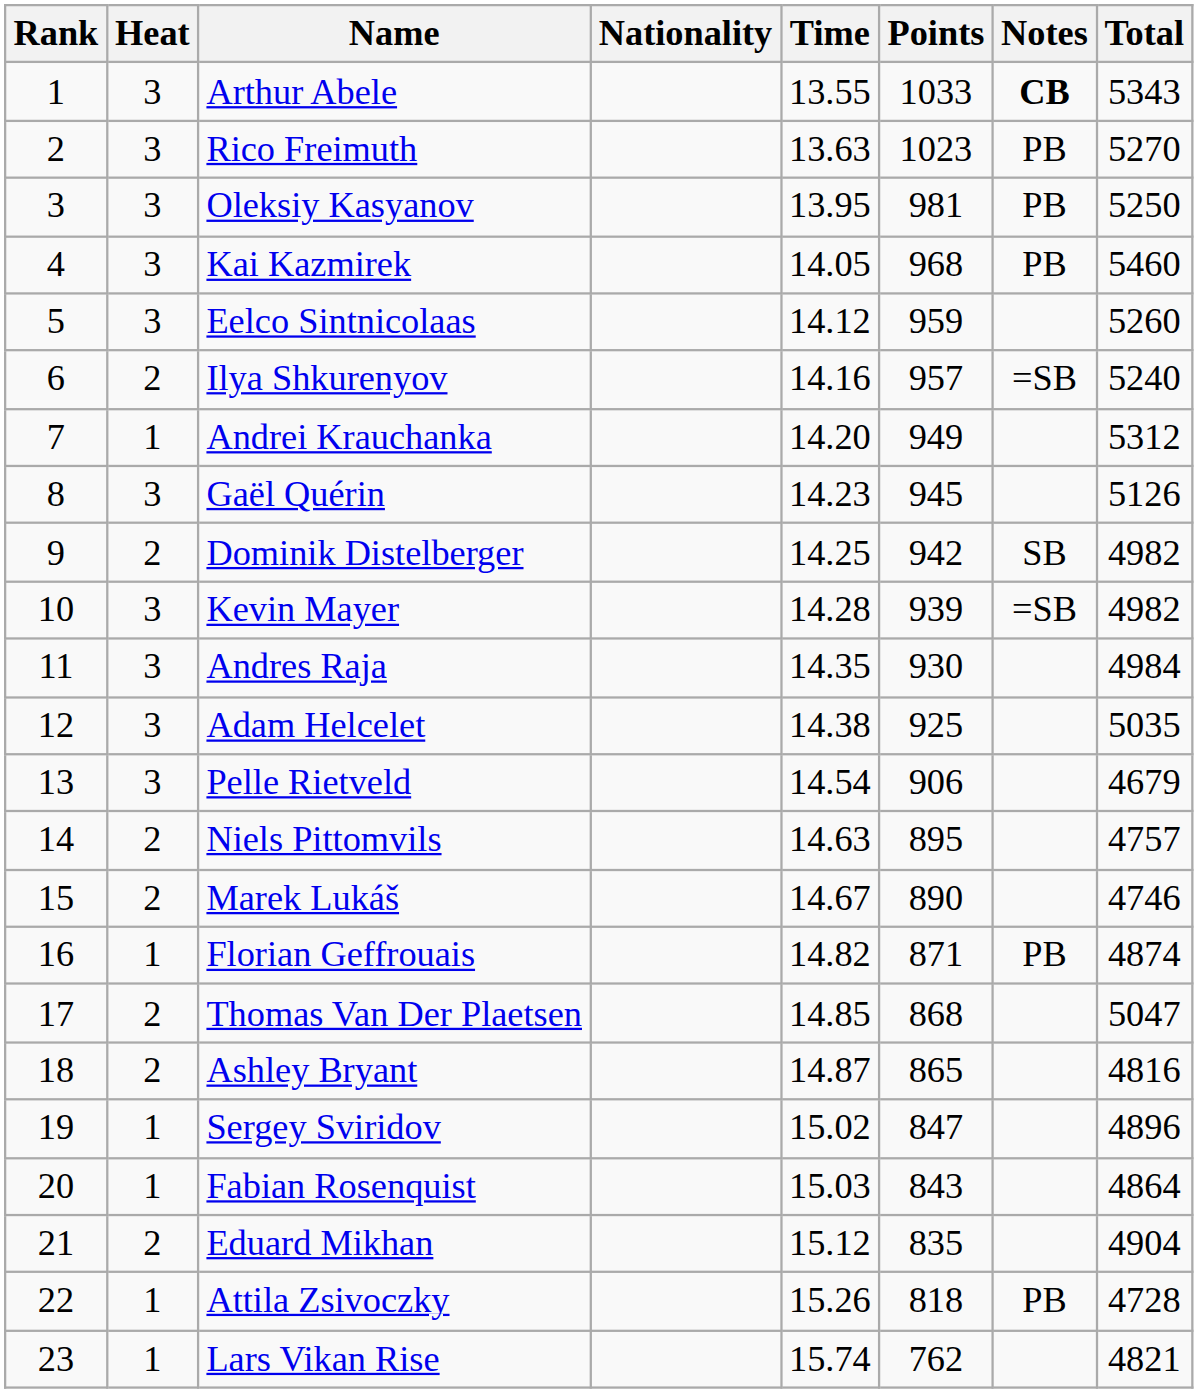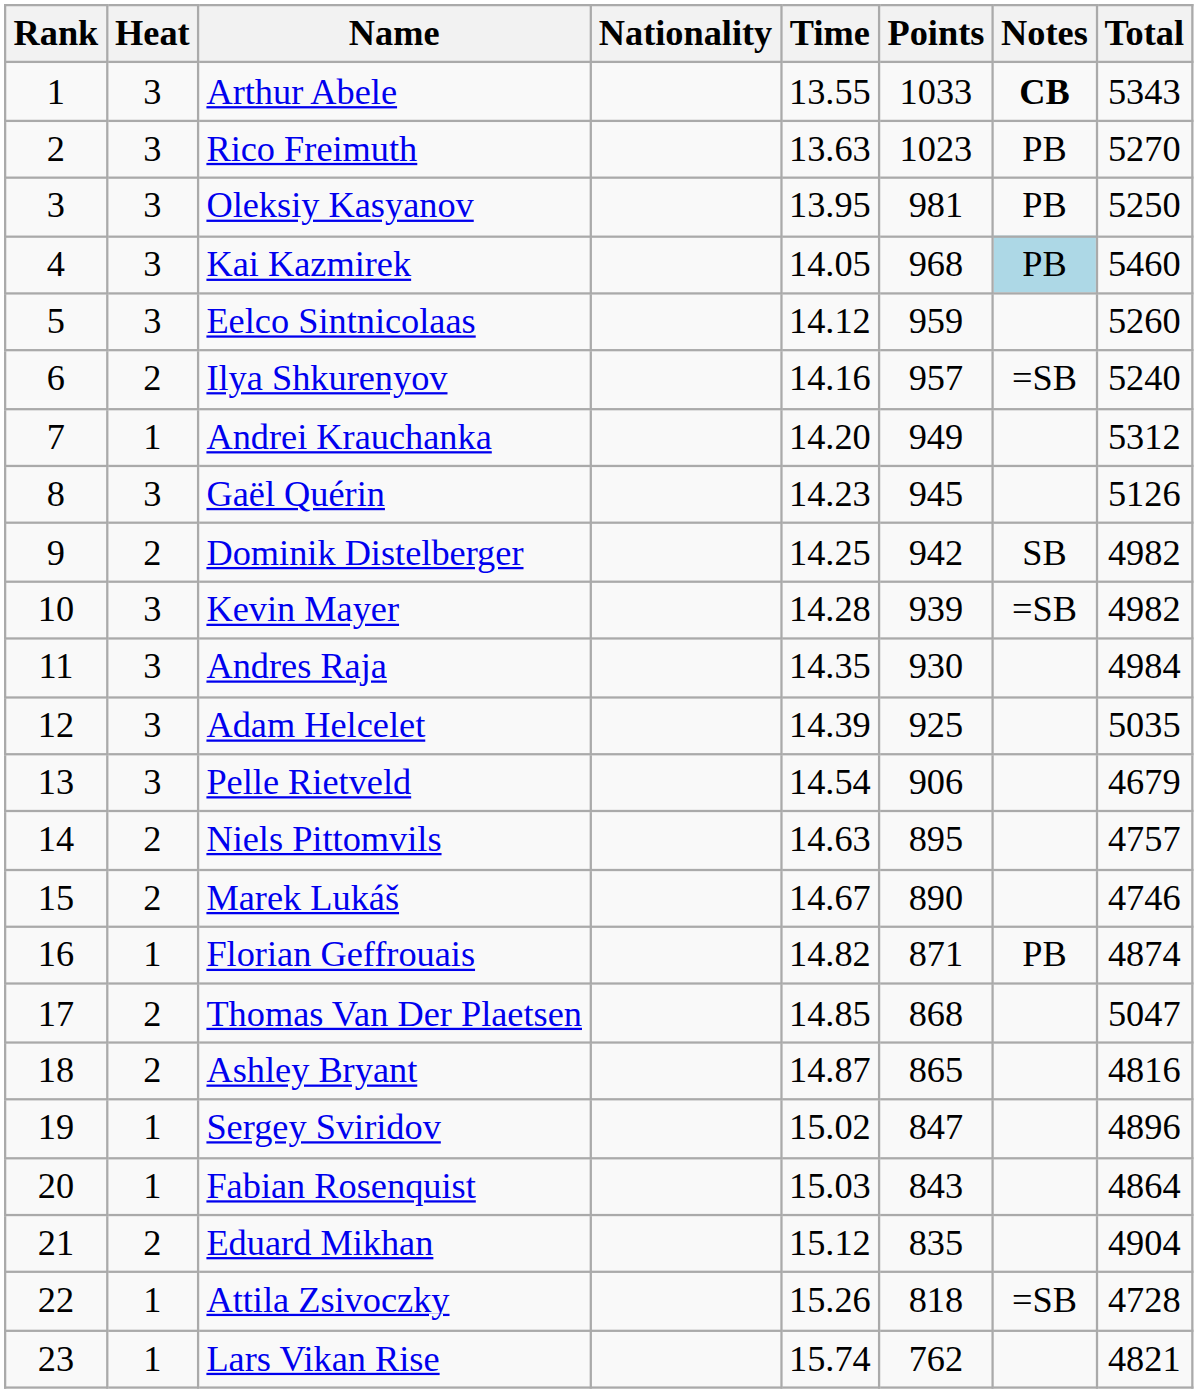(1044, 263) no background -> (1044, 263) lightblue background
(830, 724) 14.38 -> (830, 724) 14.39
(1044, 1300) PB -> (1044, 1300) =SB
